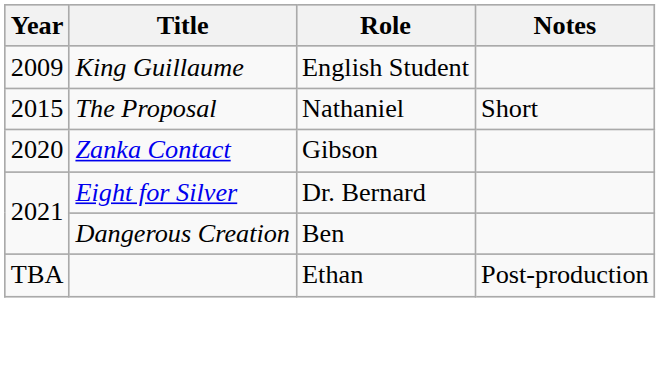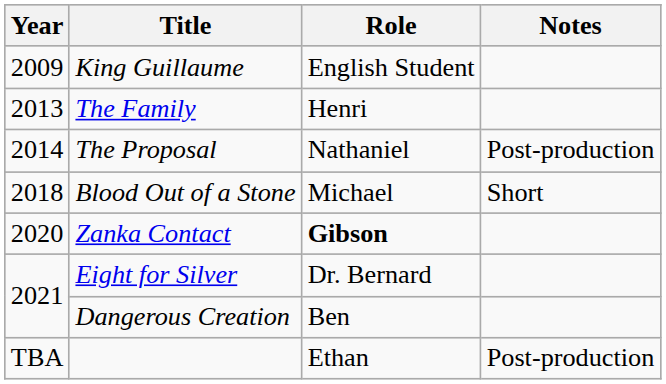+ row: (136, 108)
(37, 108) 2015 -> (37, 150) 2014
(510, 108) Short -> (570, 150) Post-production
+ row: (186, 191)
(340, 150) normal -> (348, 233) bold
